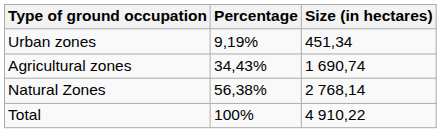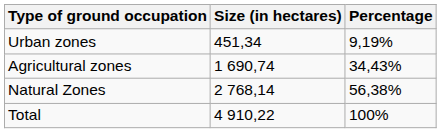columns swapped: (256, 16) <-> (369, 16)
